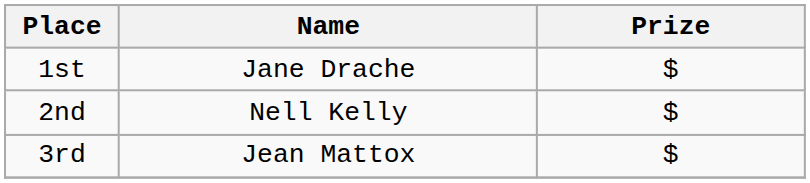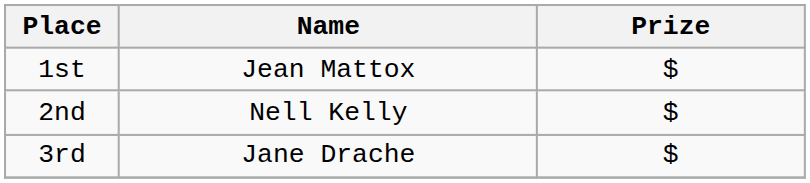(328, 70) Jane Drache -> (328, 70) Jean Mattox
(328, 156) Jean Mattox -> (328, 156) Jane Drache
